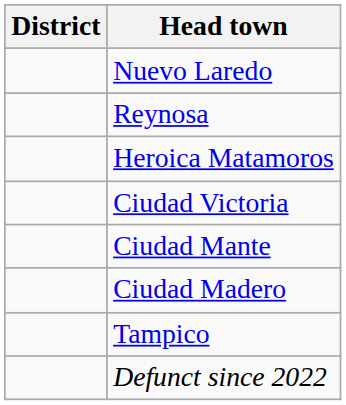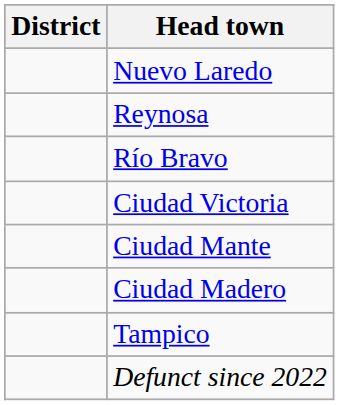+ row: (170, 158)
- row: (223, 158)
